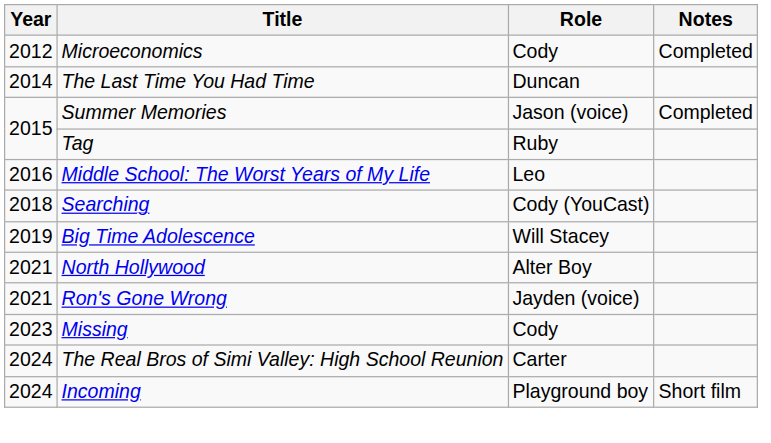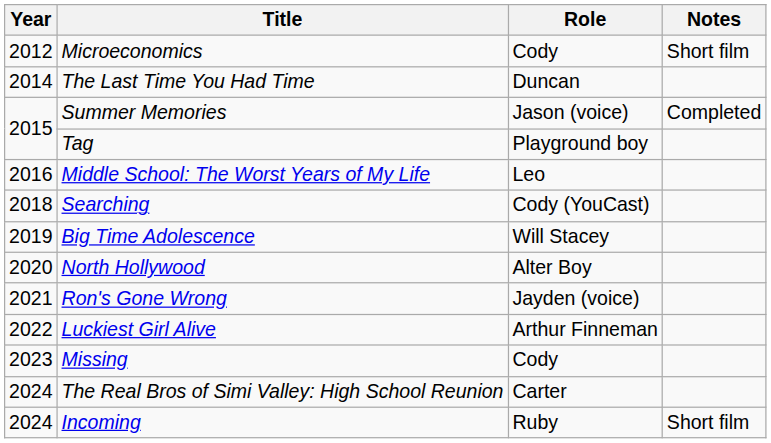(706, 50) Completed -> (708, 50) Short film
(535, 143) Ruby -> (580, 143) Playground boy
(31, 267) 2021 -> (31, 267) 2020
+ row: (139, 329)
(580, 391) Playground boy -> (535, 422) Ruby
